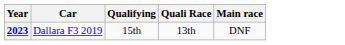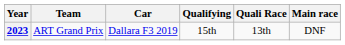+ column: (68, 13)
